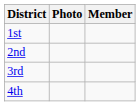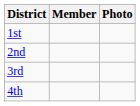columns swapped: (110, 14) <-> (67, 14)
